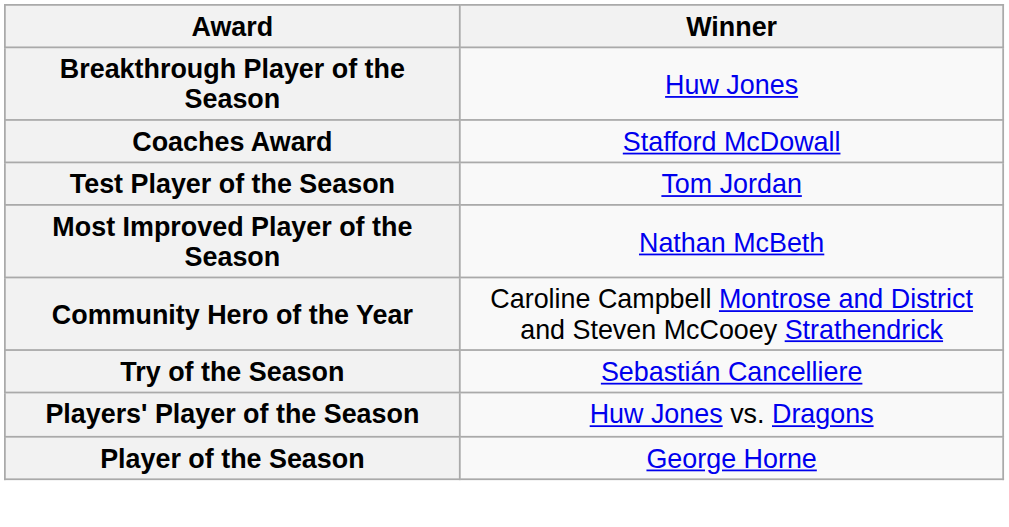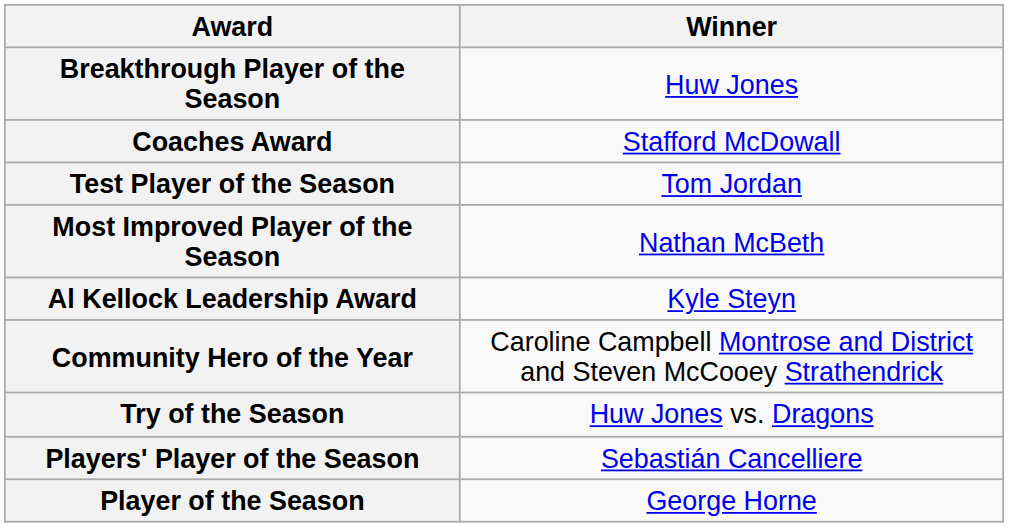+ row: (232, 300)
(732, 372) Sebastián Cancelliere -> (732, 415) Huw Jones vs. Dragons
(732, 415) Huw Jones vs. Dragons -> (732, 457) Sebastián Cancelliere
